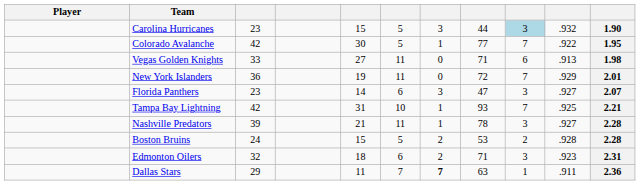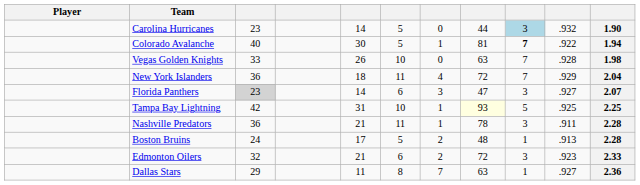(360, 28) 15 -> (360, 28) 14
(440, 28) 3 -> (440, 28) 0
(255, 44) 42 -> (255, 44) 40
(483, 44) 77 -> (483, 44) 81
(525, 44) normal -> (525, 44) bold
(613, 44) 1.95 -> (613, 44) 1.94
(360, 60) 27 -> (360, 60) 26
(400, 60) 11 -> (400, 60) 10
(483, 60) 71 -> (483, 60) 63
(525, 60) 6 -> (525, 60) 7
(568, 60) .913 -> (568, 60) .928
(360, 76) 19 -> (360, 76) 18
(440, 76) 0 -> (440, 76) 4
(613, 76) 2.01 -> (613, 76) 2.04
(255, 92) no background -> (255, 92) lightgrey background
(483, 108) no background -> (483, 108) lightyellow background
(525, 108) 7 -> (525, 108) 5
(613, 108) 2.21 -> (613, 108) 2.25
(255, 124) 39 -> (255, 124) 36
(568, 124) .927 -> (568, 124) .911
(360, 140) 15 -> (360, 140) 17
(483, 140) 53 -> (483, 140) 48
(525, 140) 2 -> (525, 140) 1
(568, 140) .928 -> (568, 140) .913
(360, 156) 18 -> (360, 156) 21
(483, 156) 71 -> (483, 156) 72
(613, 156) 2.31 -> (613, 156) 2.33
(400, 172) 7 -> (400, 172) 8
(440, 172) bold -> (440, 172) normal
(568, 172) .911 -> (568, 172) .927
